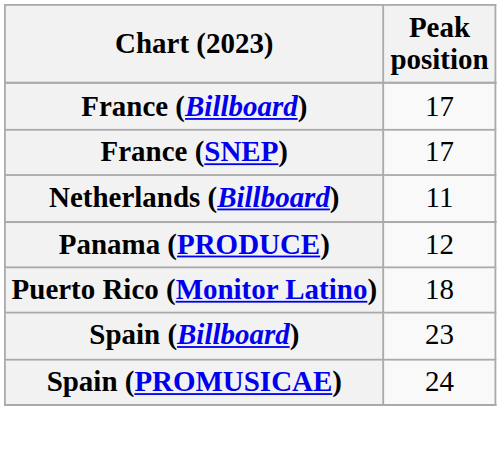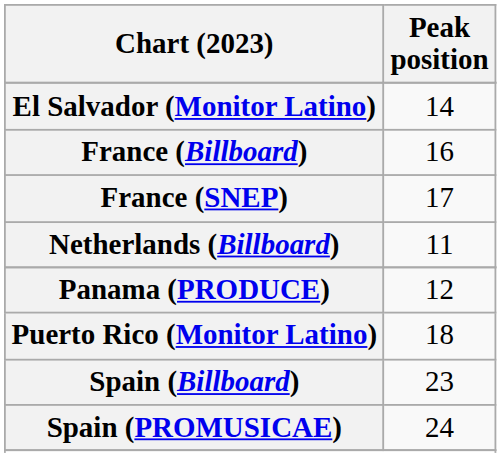+ row: (194, 105)
(439, 105) 17 -> (439, 151) 16
